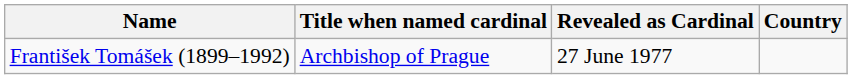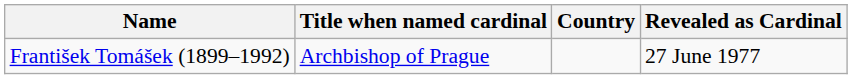columns swapped: (803, 21) <-> (655, 21)
